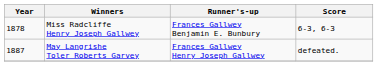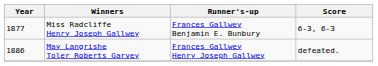(15, 28) 1878 -> (15, 28) 1877
(15, 50) 1887 -> (15, 50) 1886
